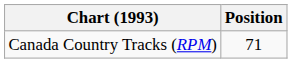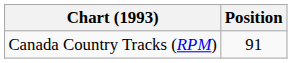(254, 44) 71 -> (254, 44) 91
